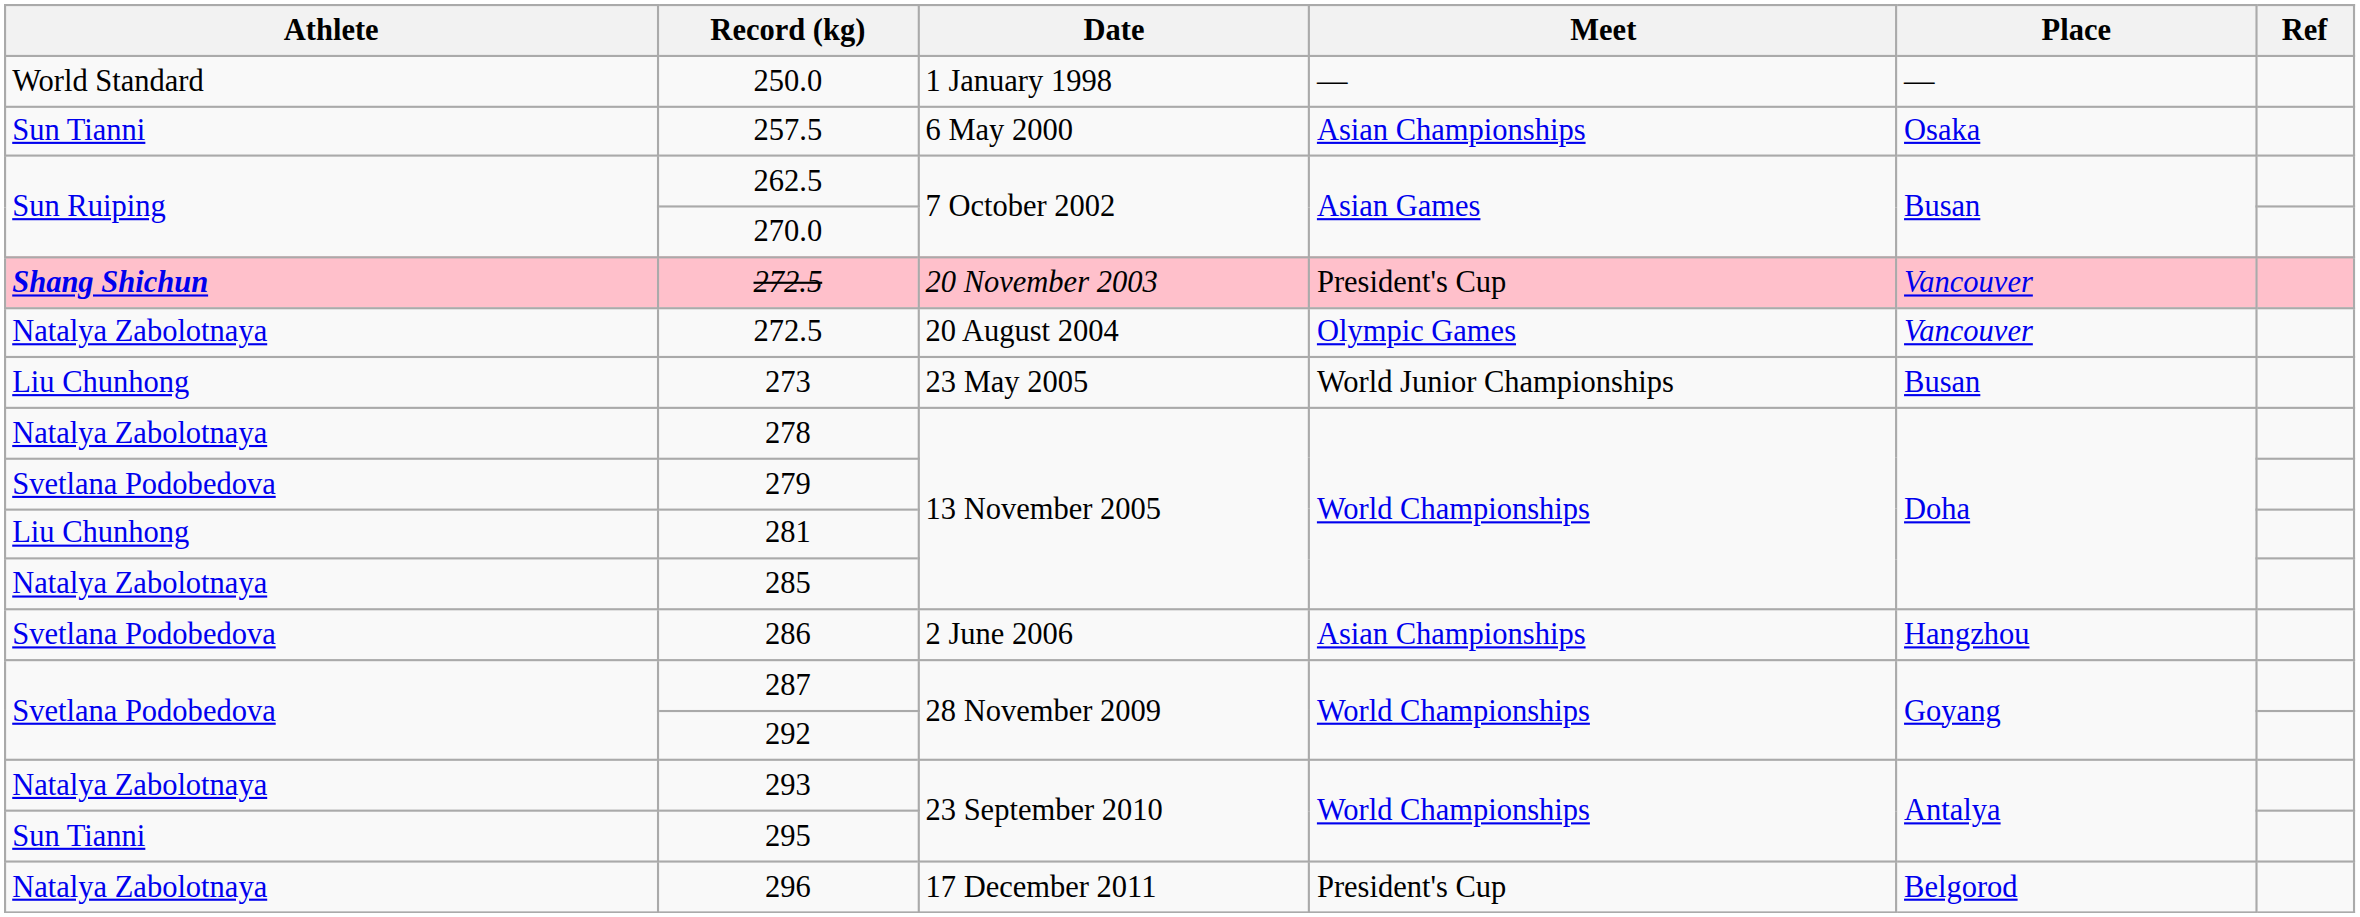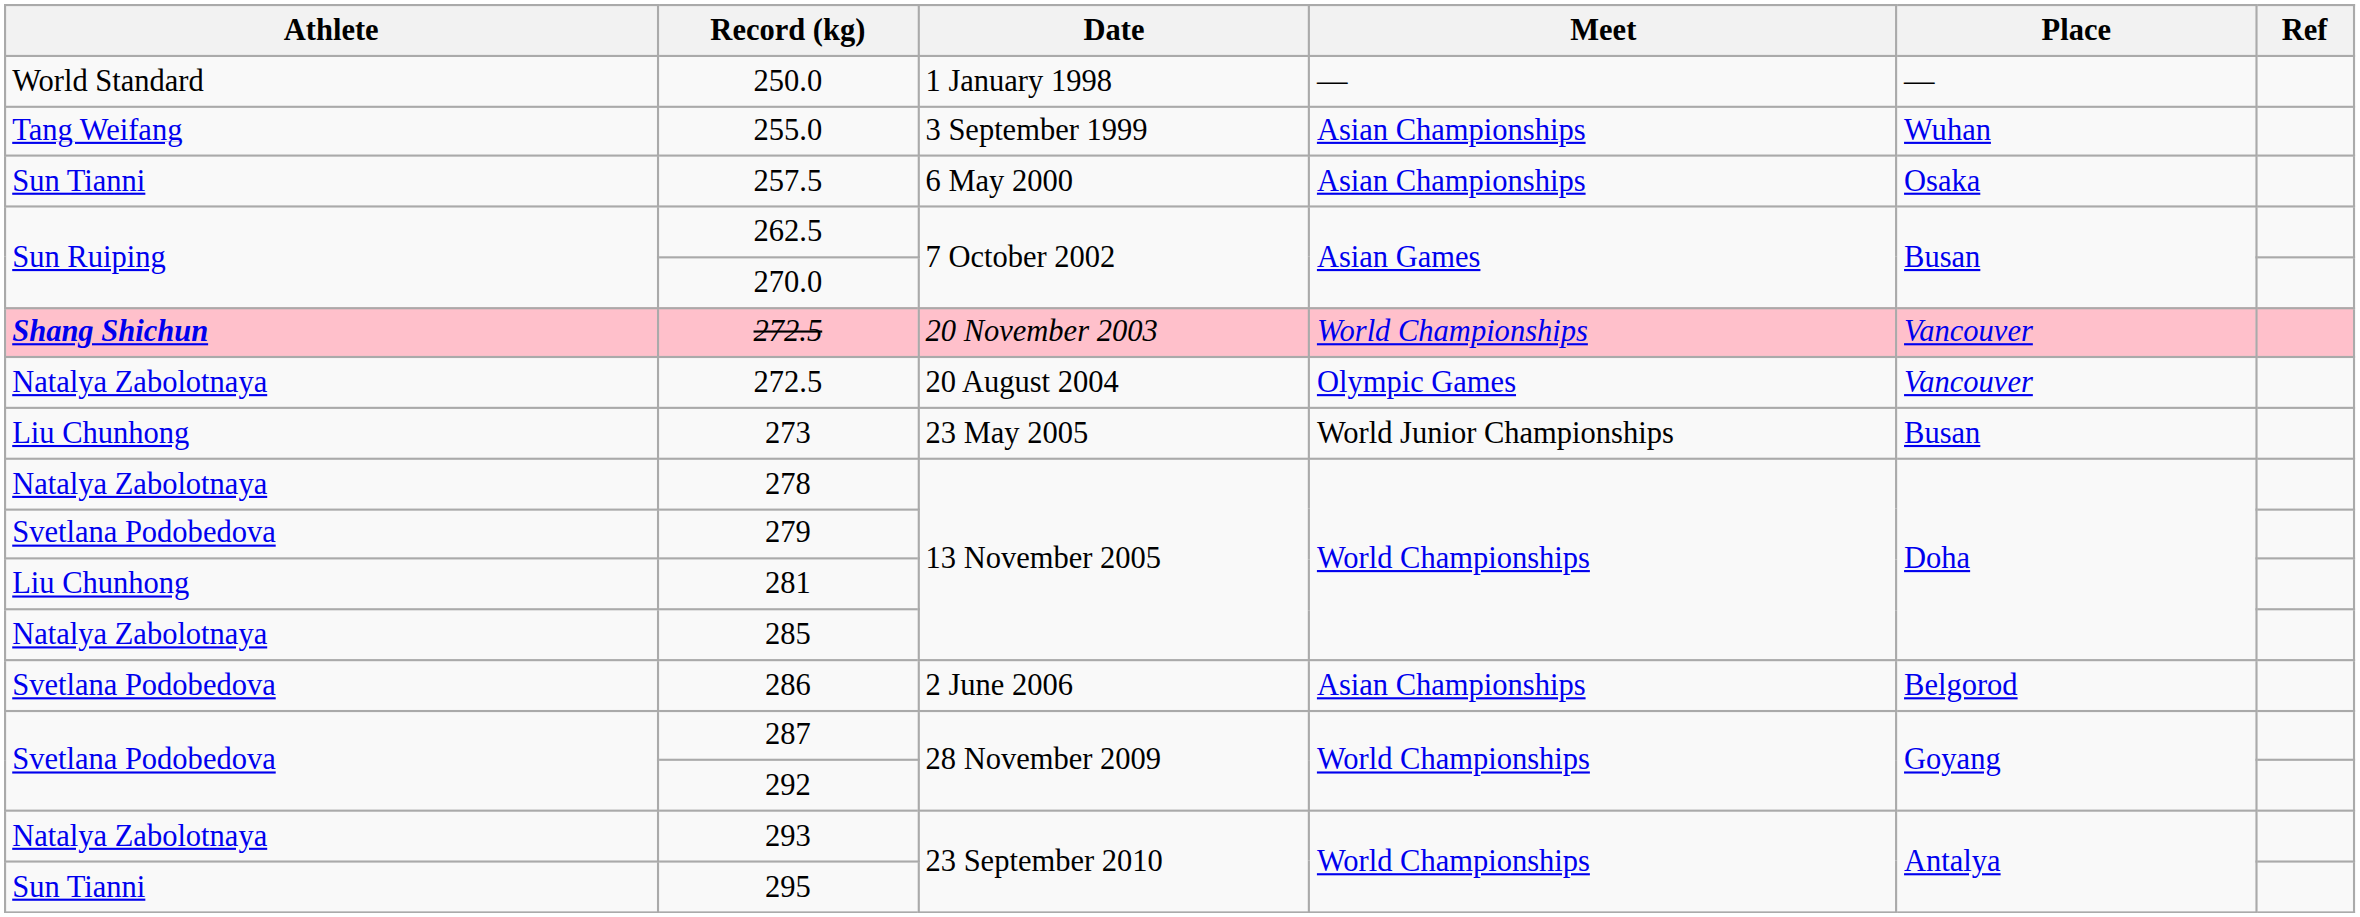+ row: (788, 130)
(1412, 281) President's Cup -> (1452, 332) World Championships
(1967, 634) Hangzhou -> (1961, 684) Belgorod
- row: (788, 886)
